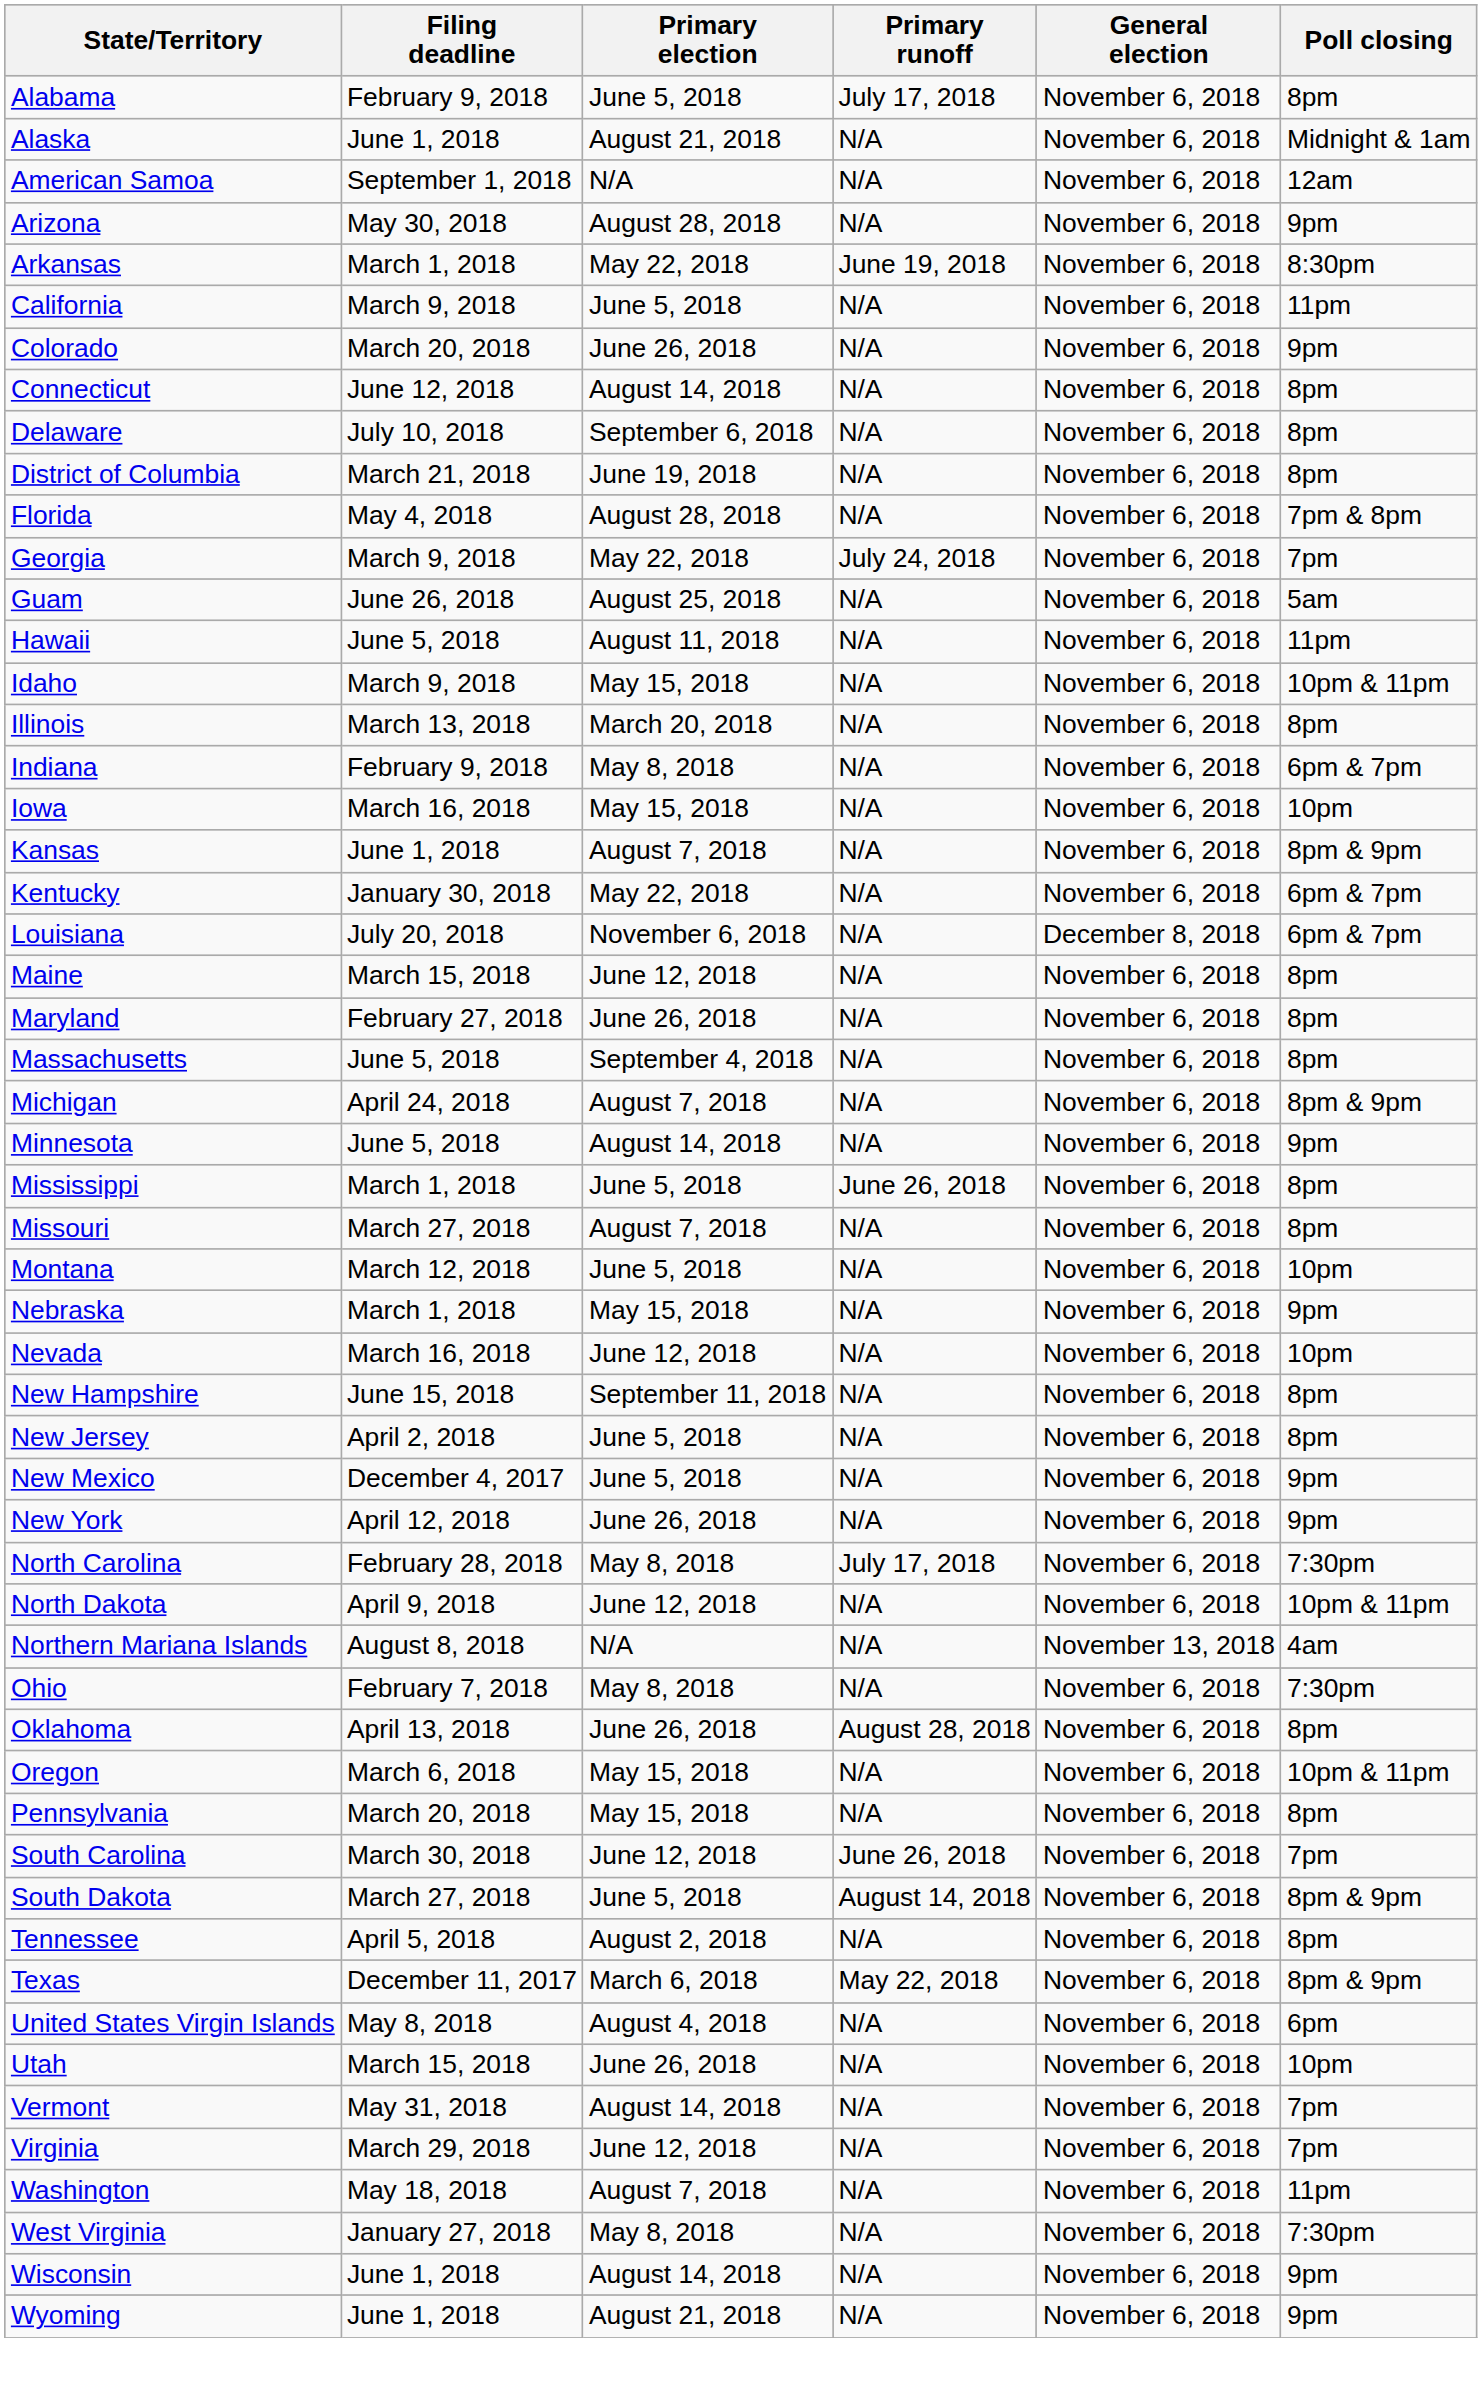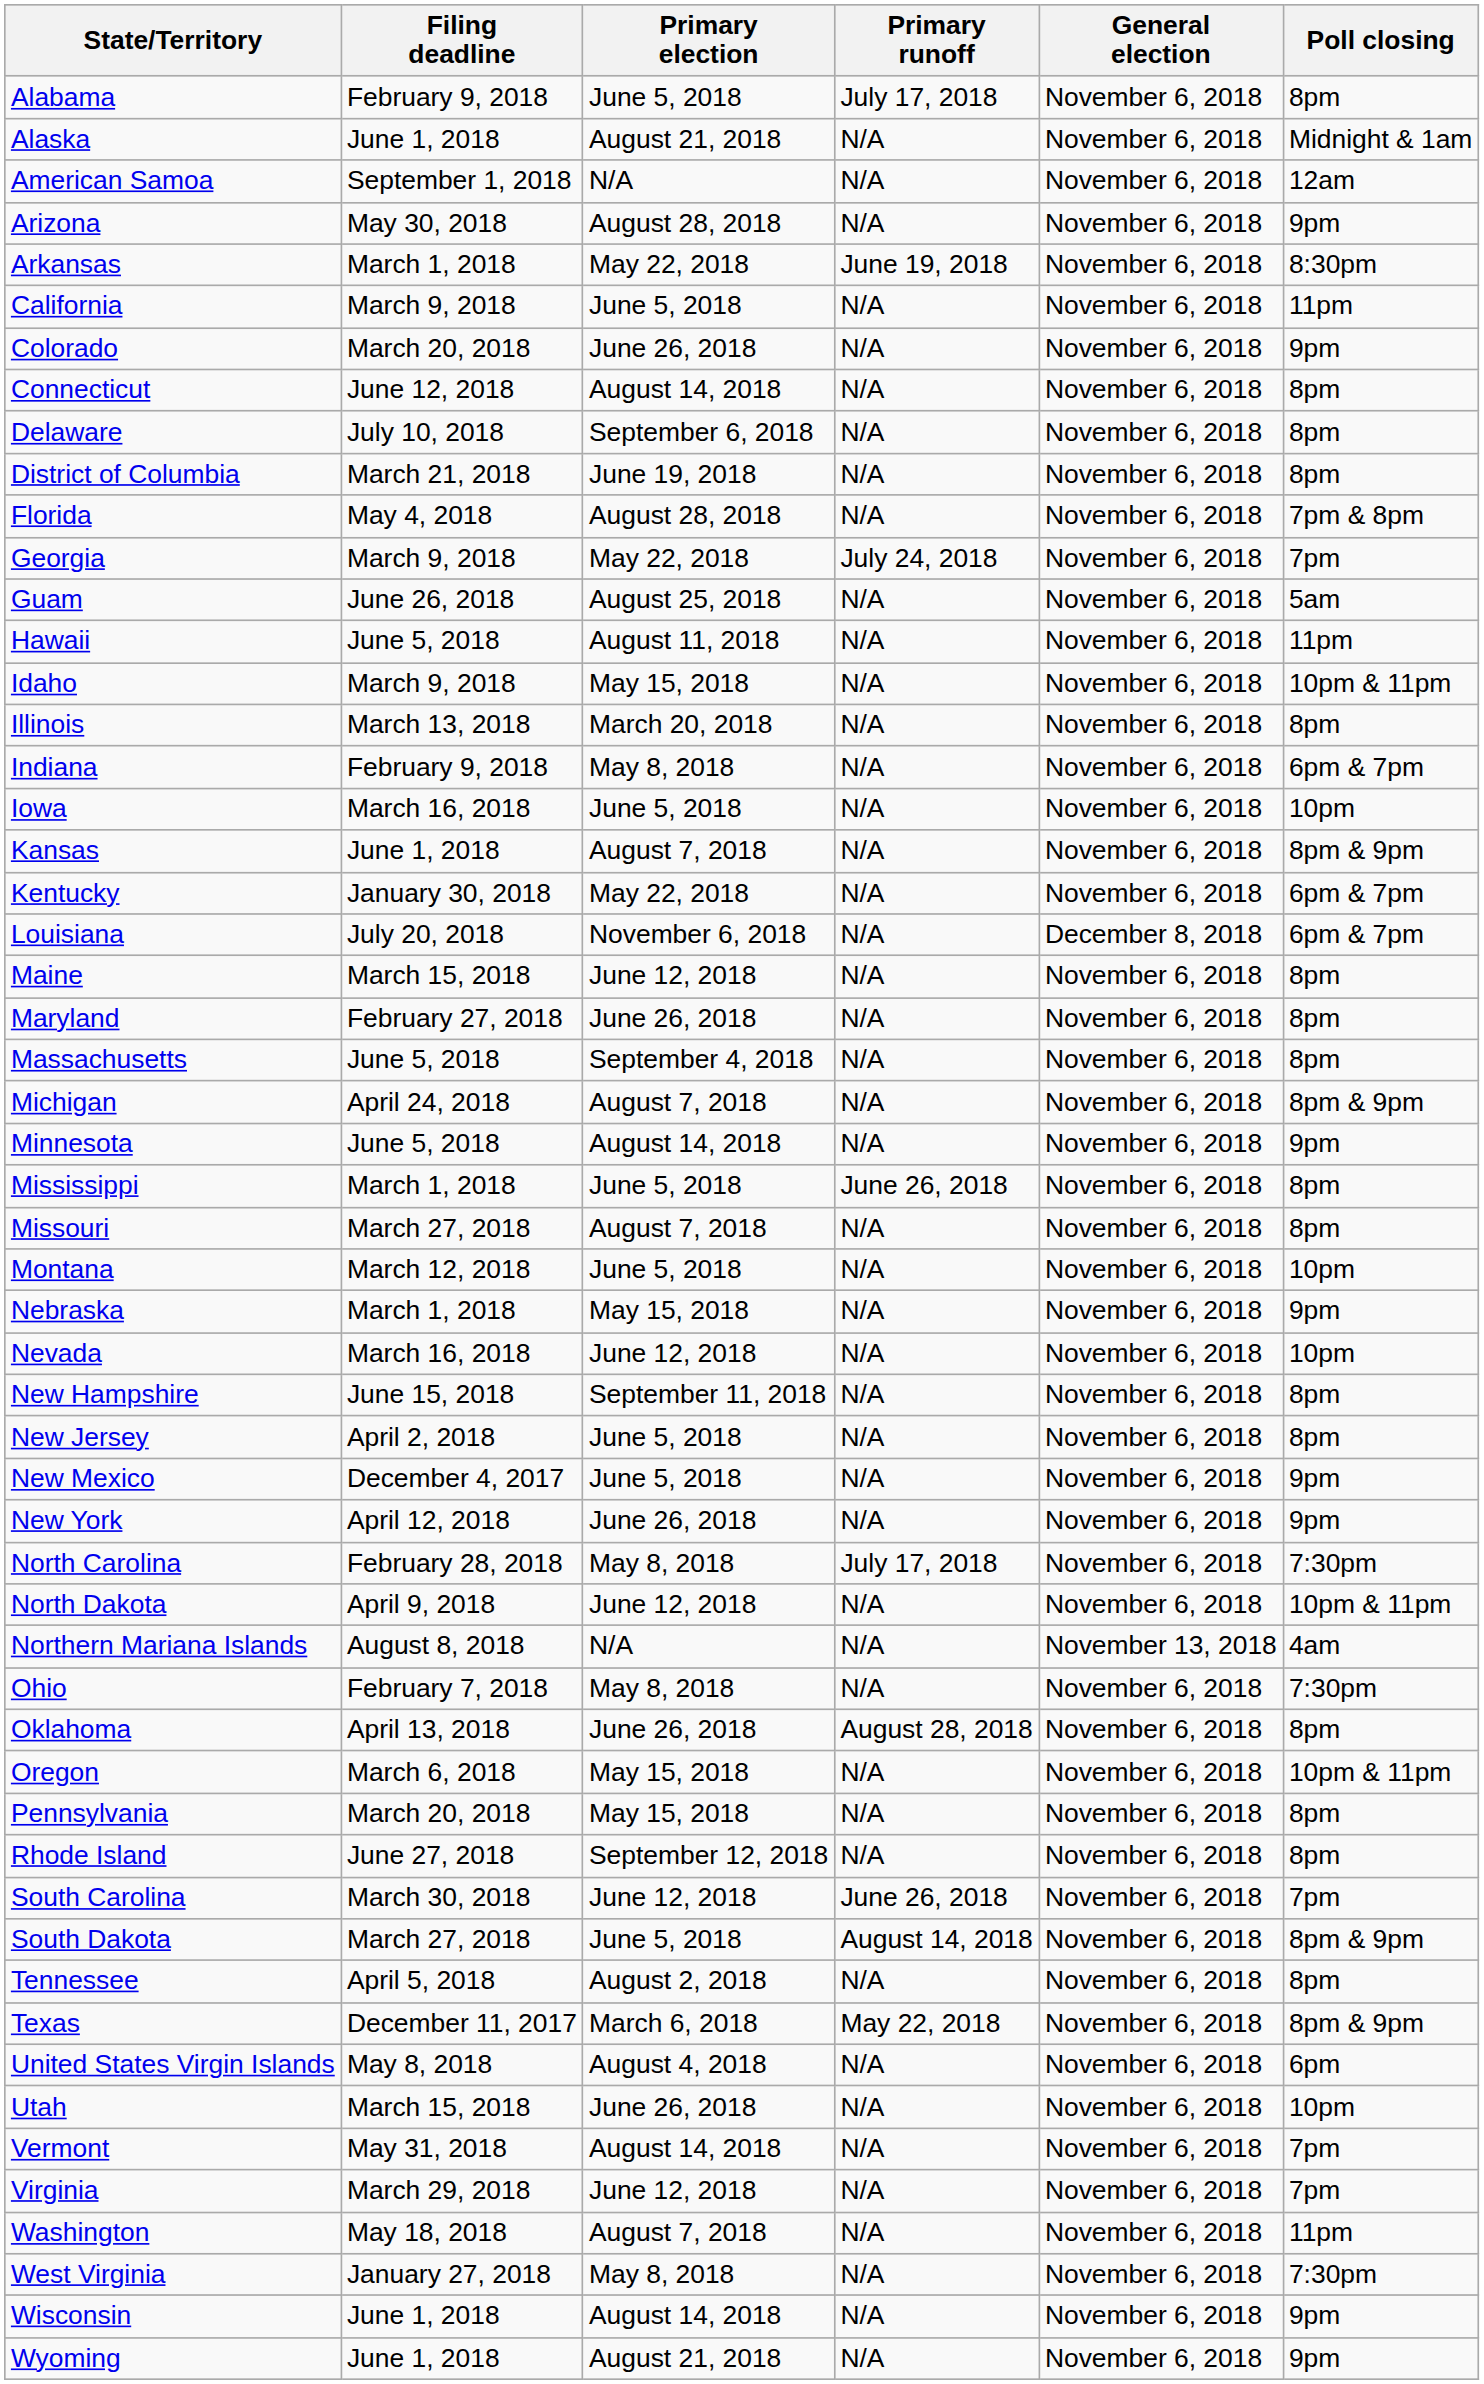(669, 808) May 15, 2018 -> (665, 808) June 5, 2018
+ row: (89, 1855)
